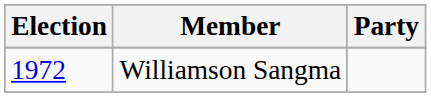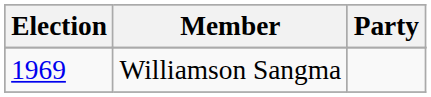(39, 69) 1972 -> (39, 69) 1969
